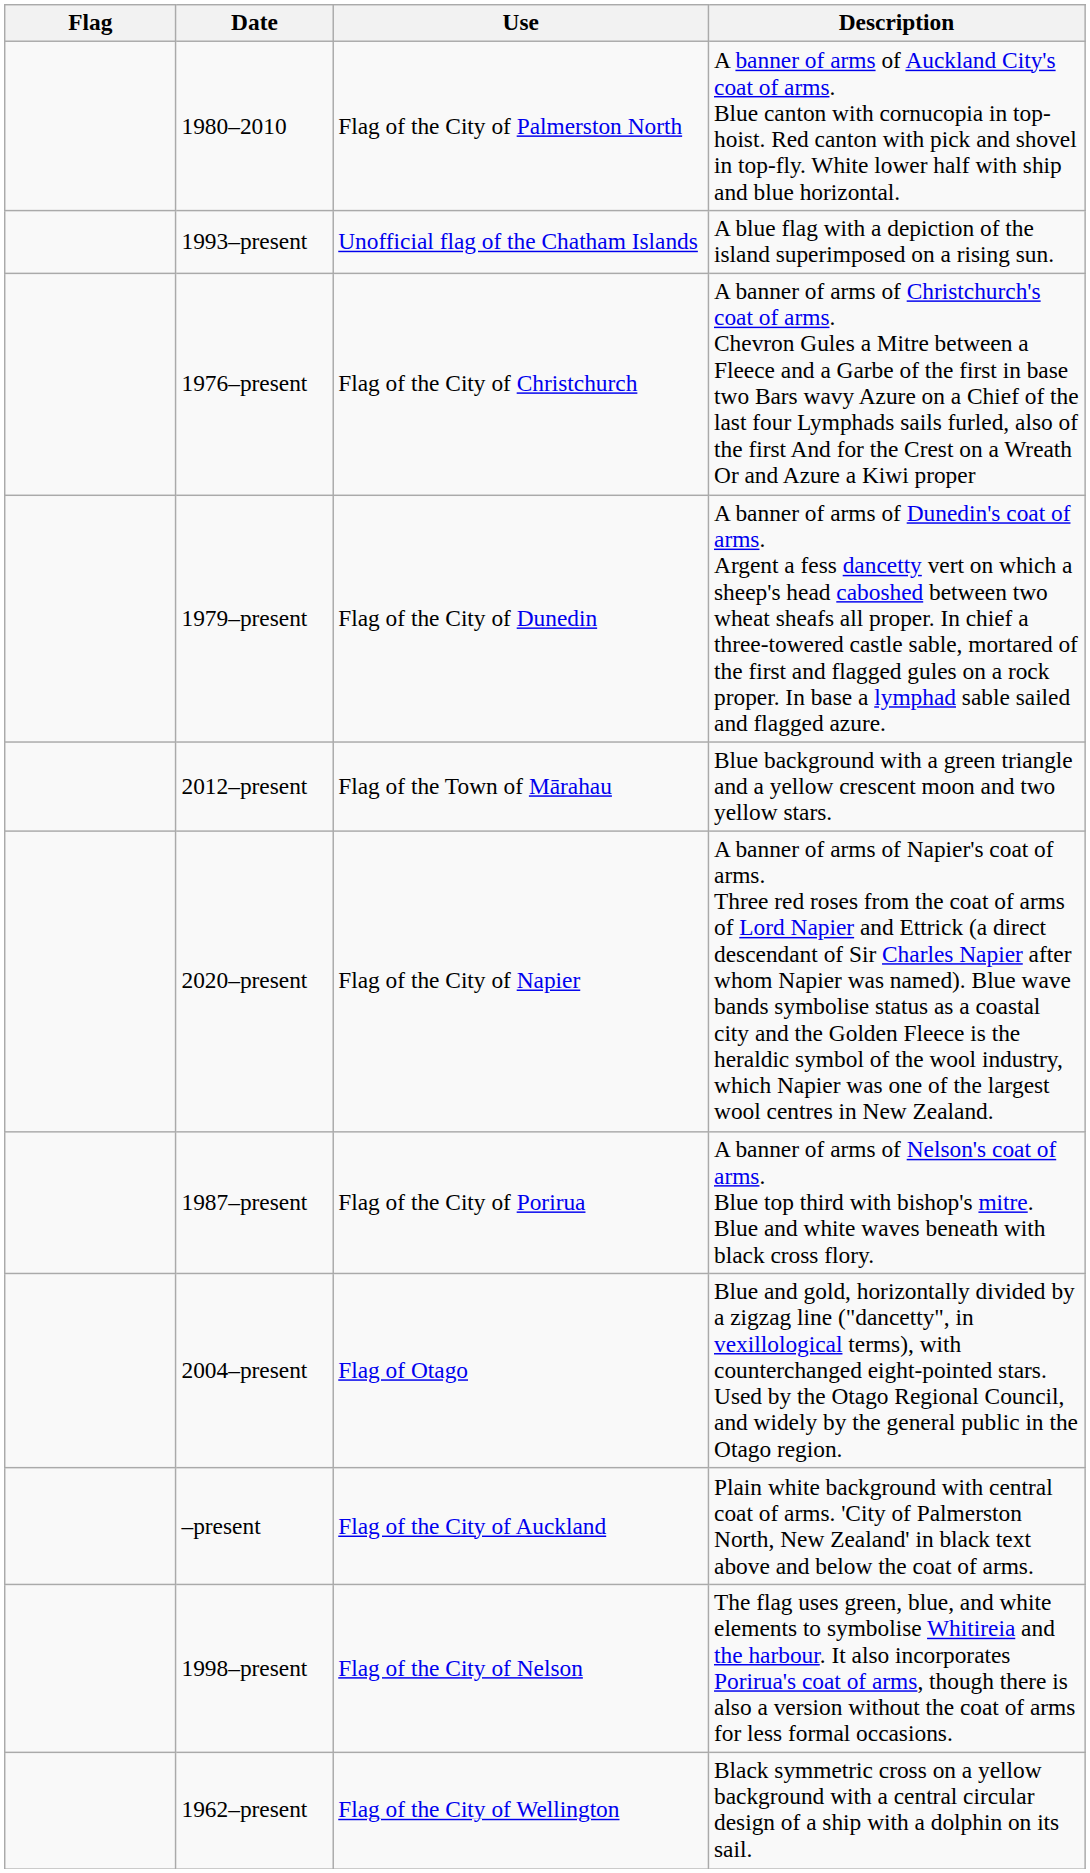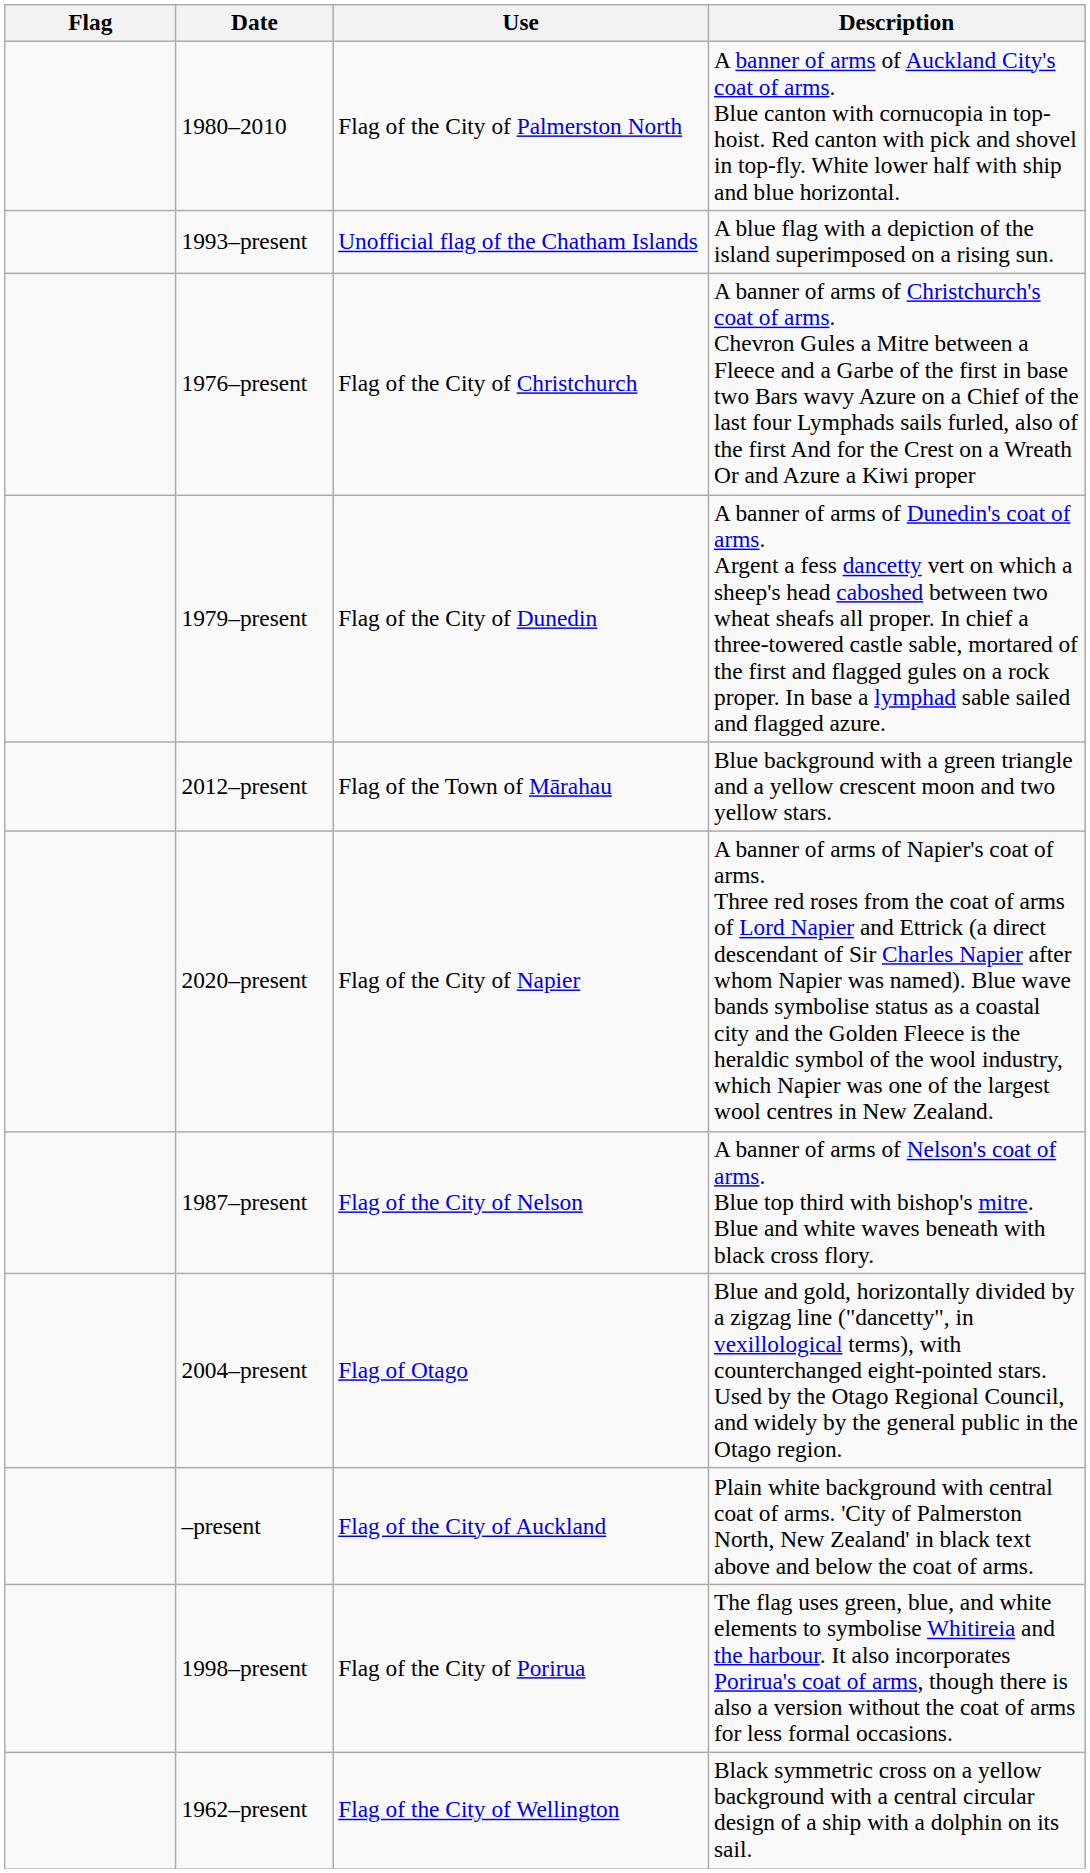(462, 1202) Flag of the City of Porirua -> (461, 1202) Flag of the City of Nelson
(461, 1668) Flag of the City of Nelson -> (462, 1668) Flag of the City of Porirua
